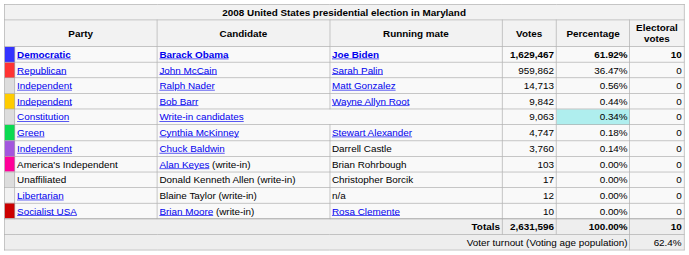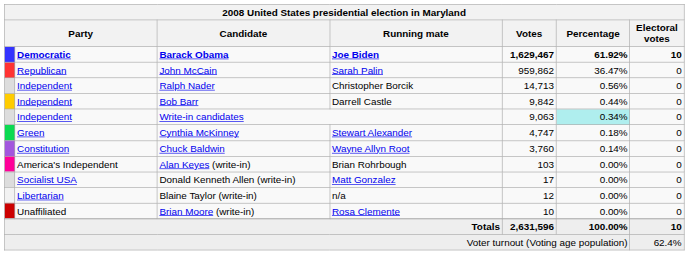(364, 86) Matt Gonzalez -> (373, 86) Christopher Borcik
(371, 102) Wayne Allyn Root -> (362, 102) Darrell Castle
(43, 117) Constitution -> (45, 117) Independent
(45, 149) Independent -> (43, 149) Constitution
(362, 149) Darrell Castle -> (371, 149) Wayne Allyn Root
(42, 180) Unaffiliated -> (47, 180) Socialist USA
(373, 180) Christopher Borcik -> (364, 180) Matt Gonzalez
(47, 211) Socialist USA -> (42, 211) Unaffiliated
